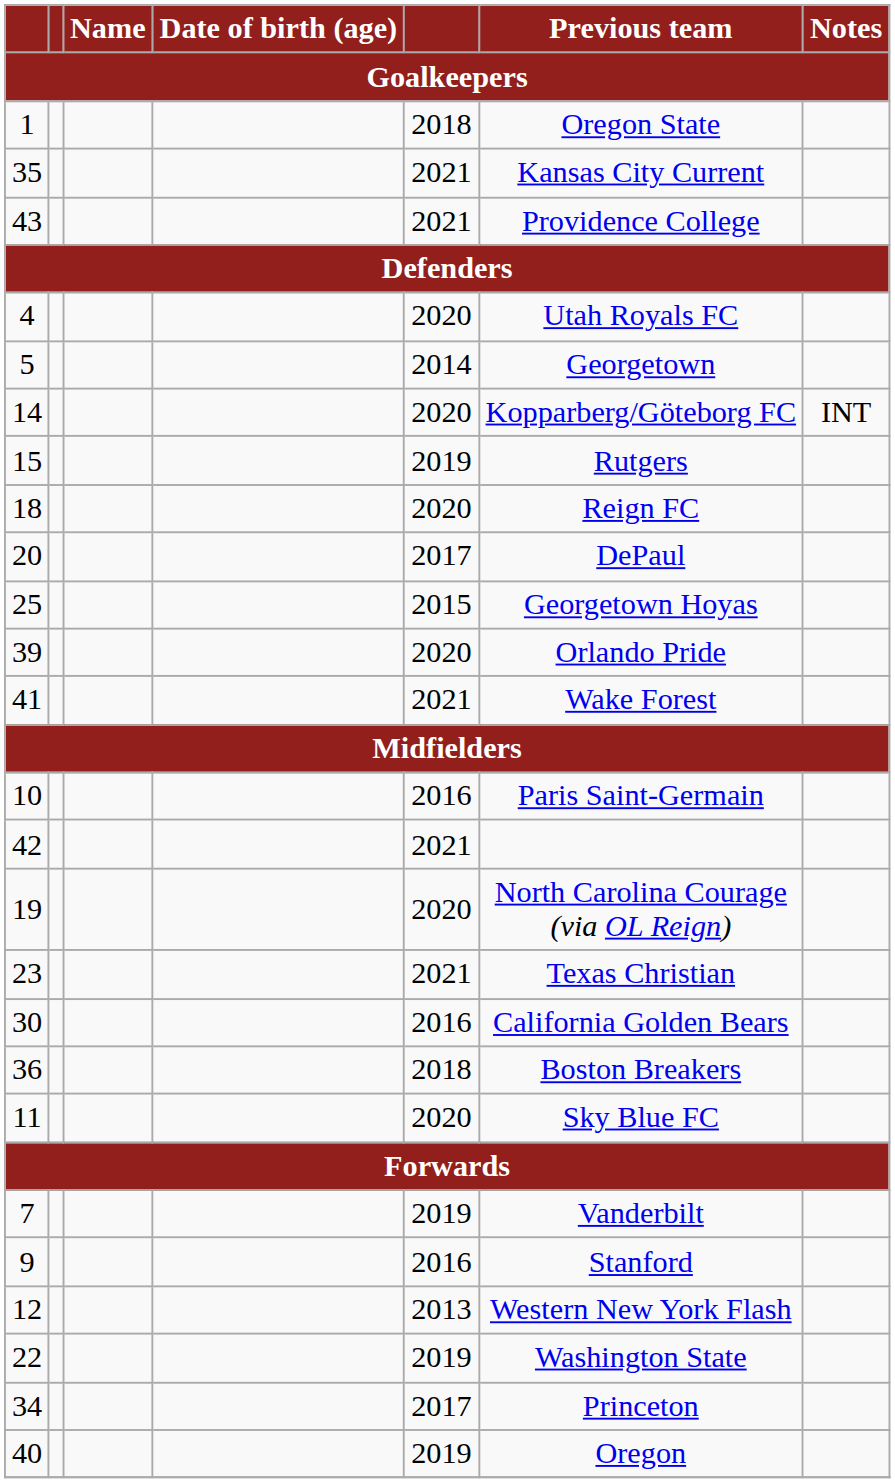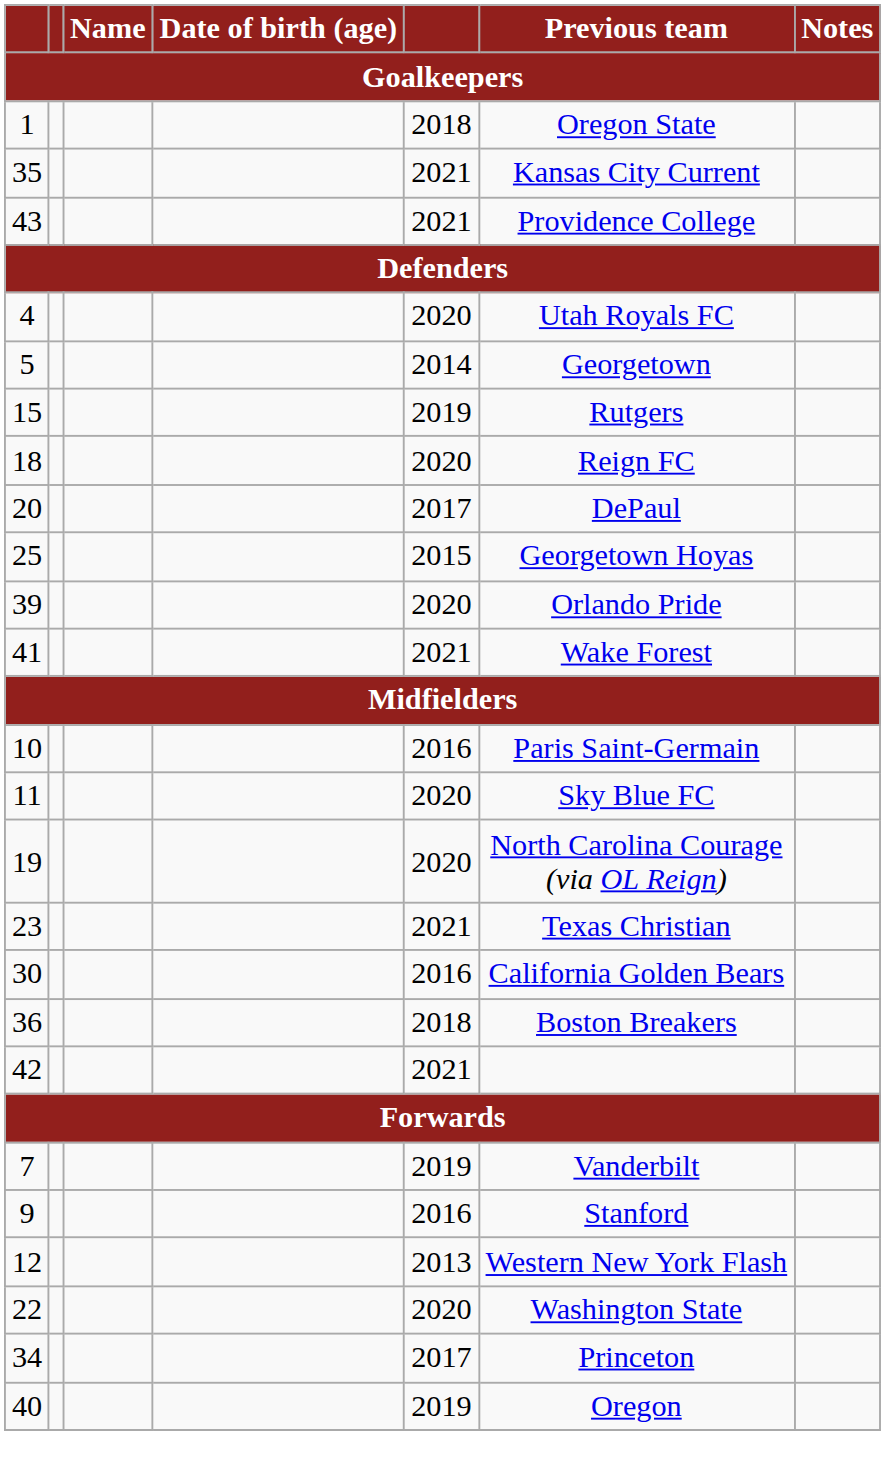- row: (27, 412)
rows swapped: (27, 1117) <-> (27, 843)
(441, 1357) 2019 -> (441, 1309) 2020
